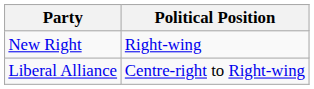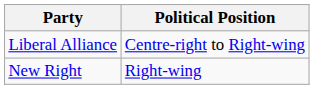rows swapped: (45, 44) <-> (63, 71)
